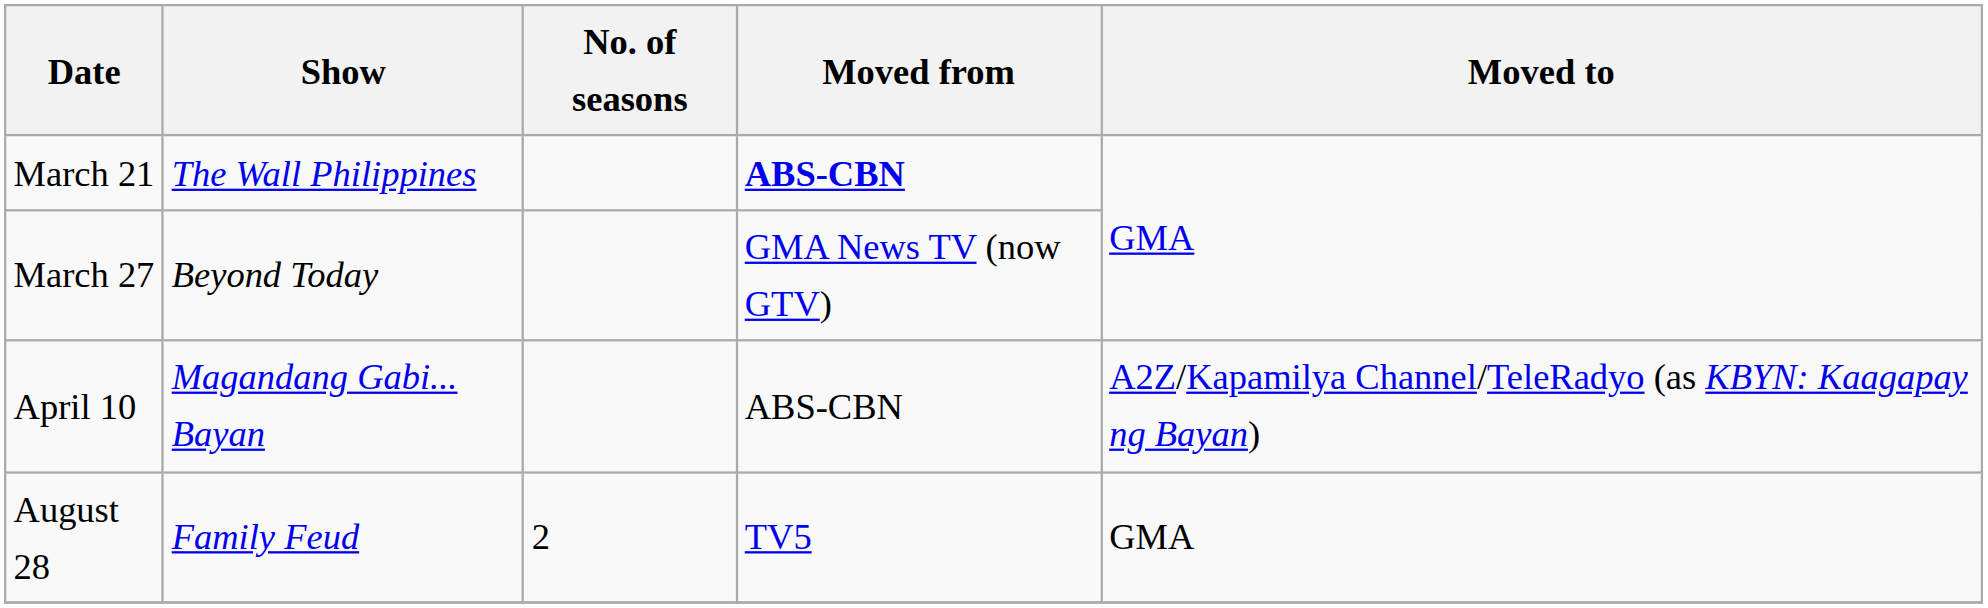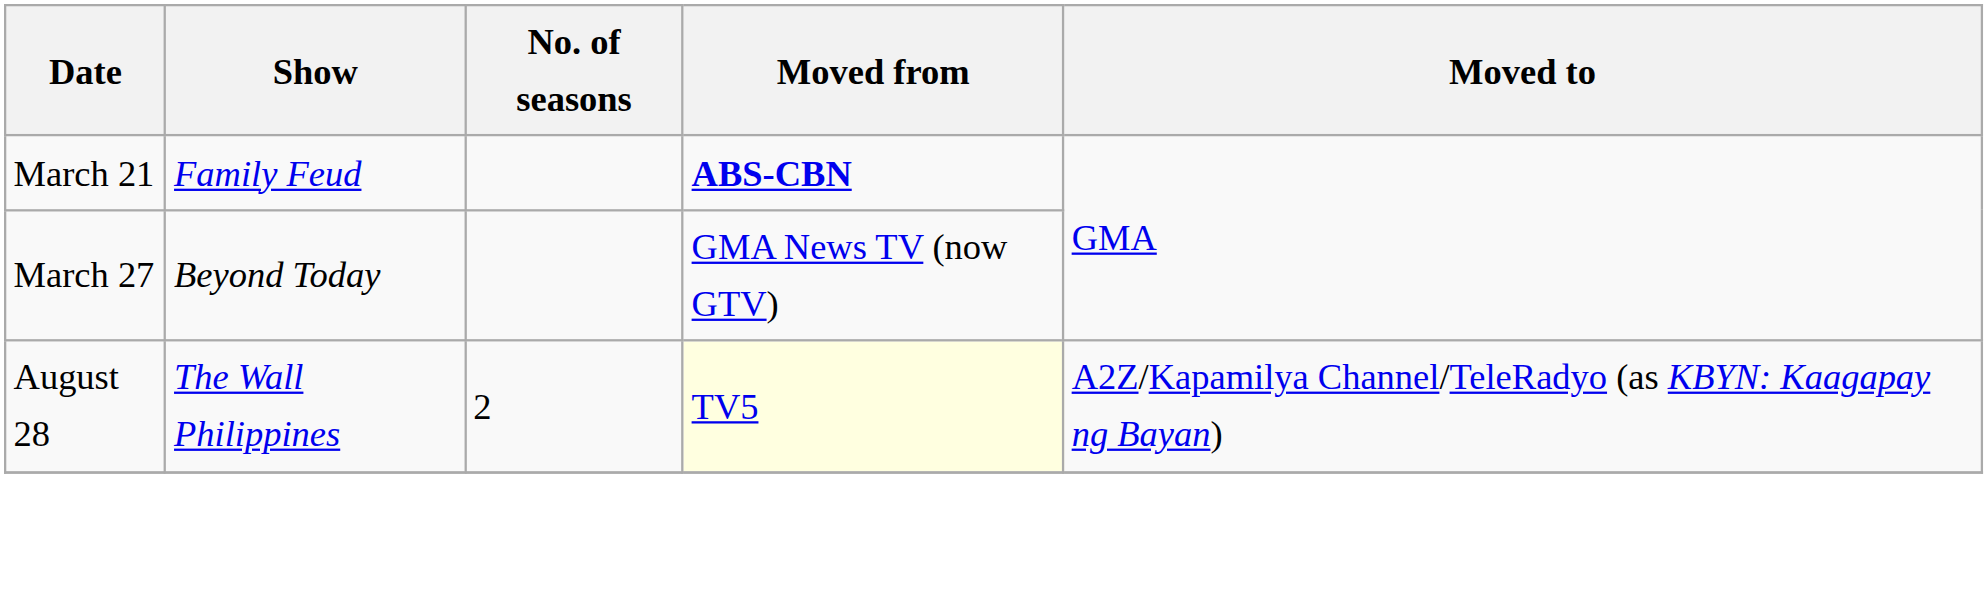(324, 173) The Wall Philippines -> (268, 173) Family Feud
- row: (75, 406)
(265, 537) Family Feud -> (257, 406) The Wall Philippines
(778, 537) no background -> (725, 406) lightyellow background
(1152, 537) GMA -> (1501, 406) A2Z/Kapamilya Channel/TeleRadyo (as KBYN: Kaagapay ng Bayan)
